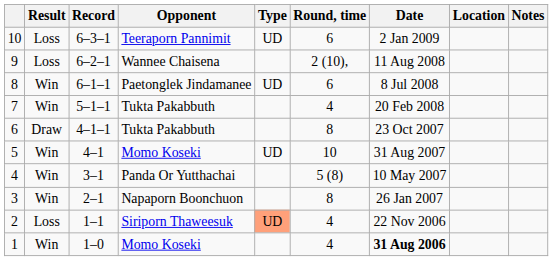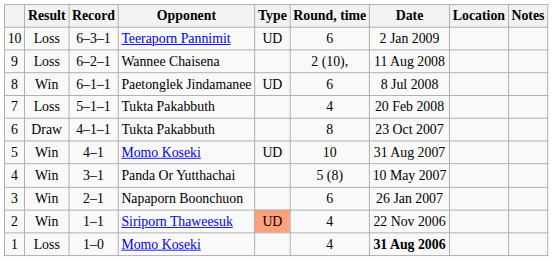(47, 107) Win -> (47, 107) Loss
(330, 198) 8 -> (330, 198) 6
(47, 221) Loss -> (47, 221) Win
(47, 244) Win -> (47, 244) Loss
